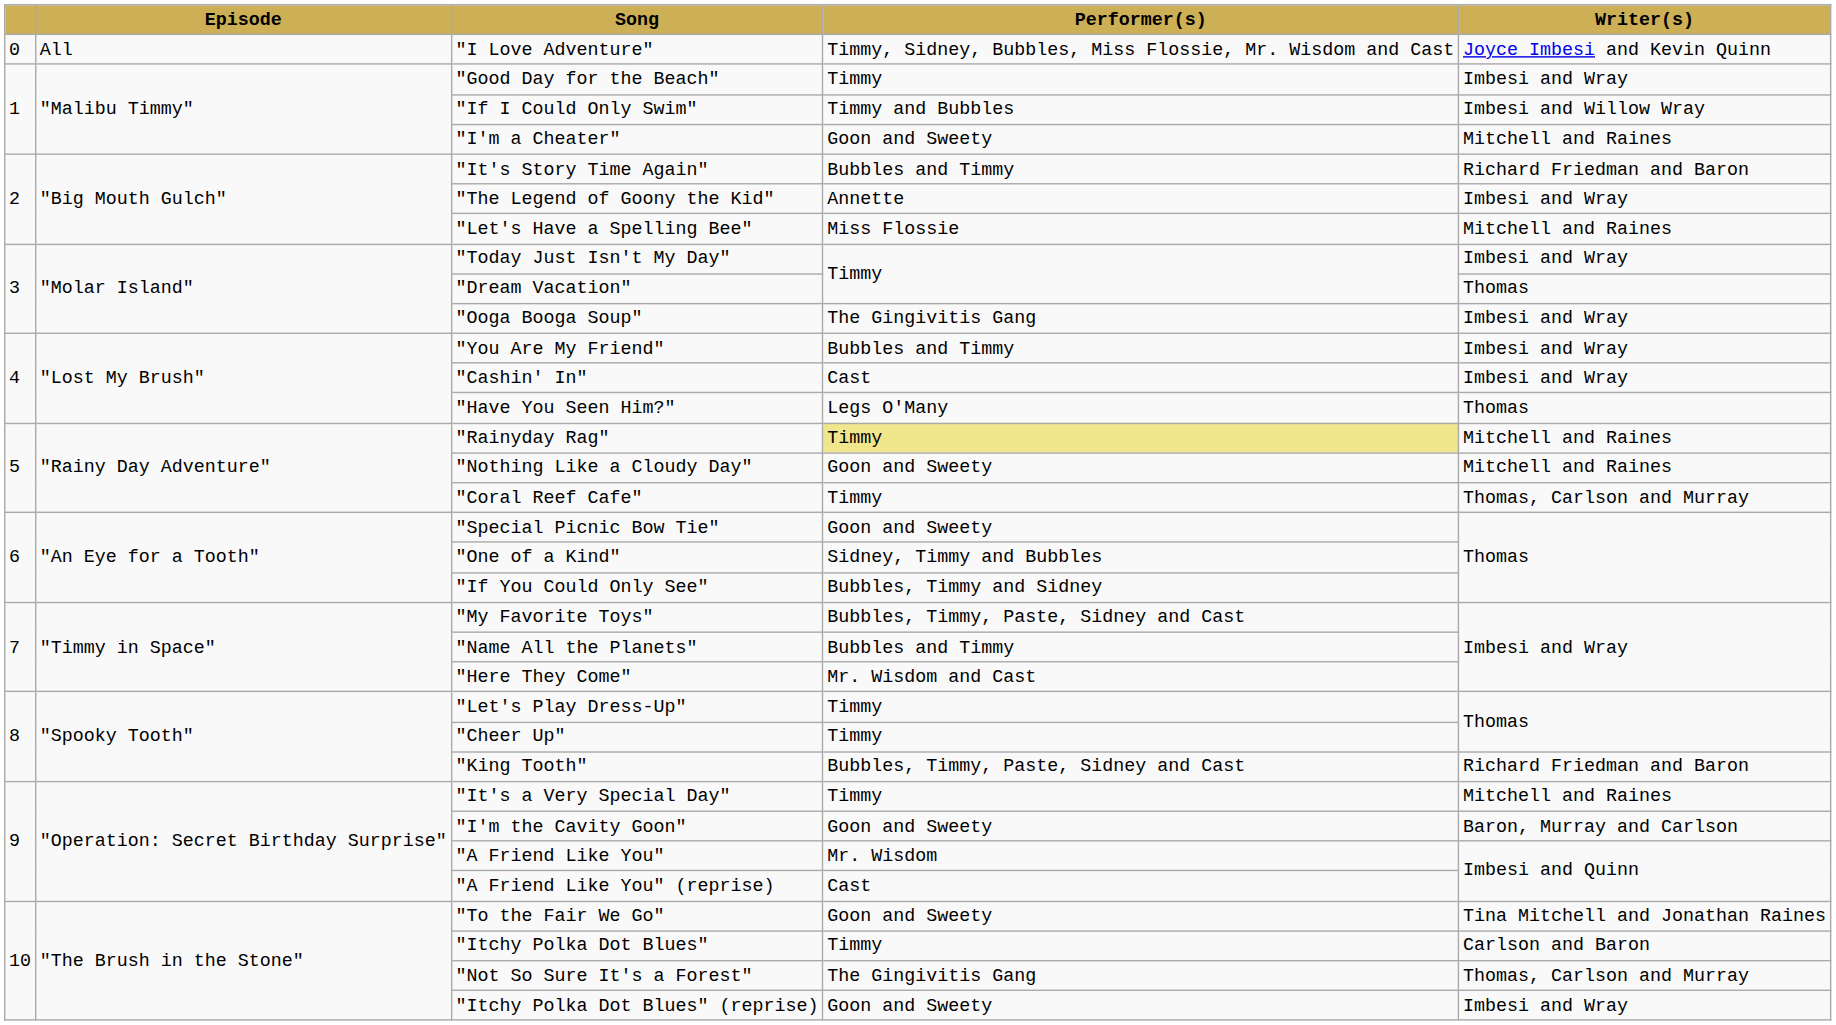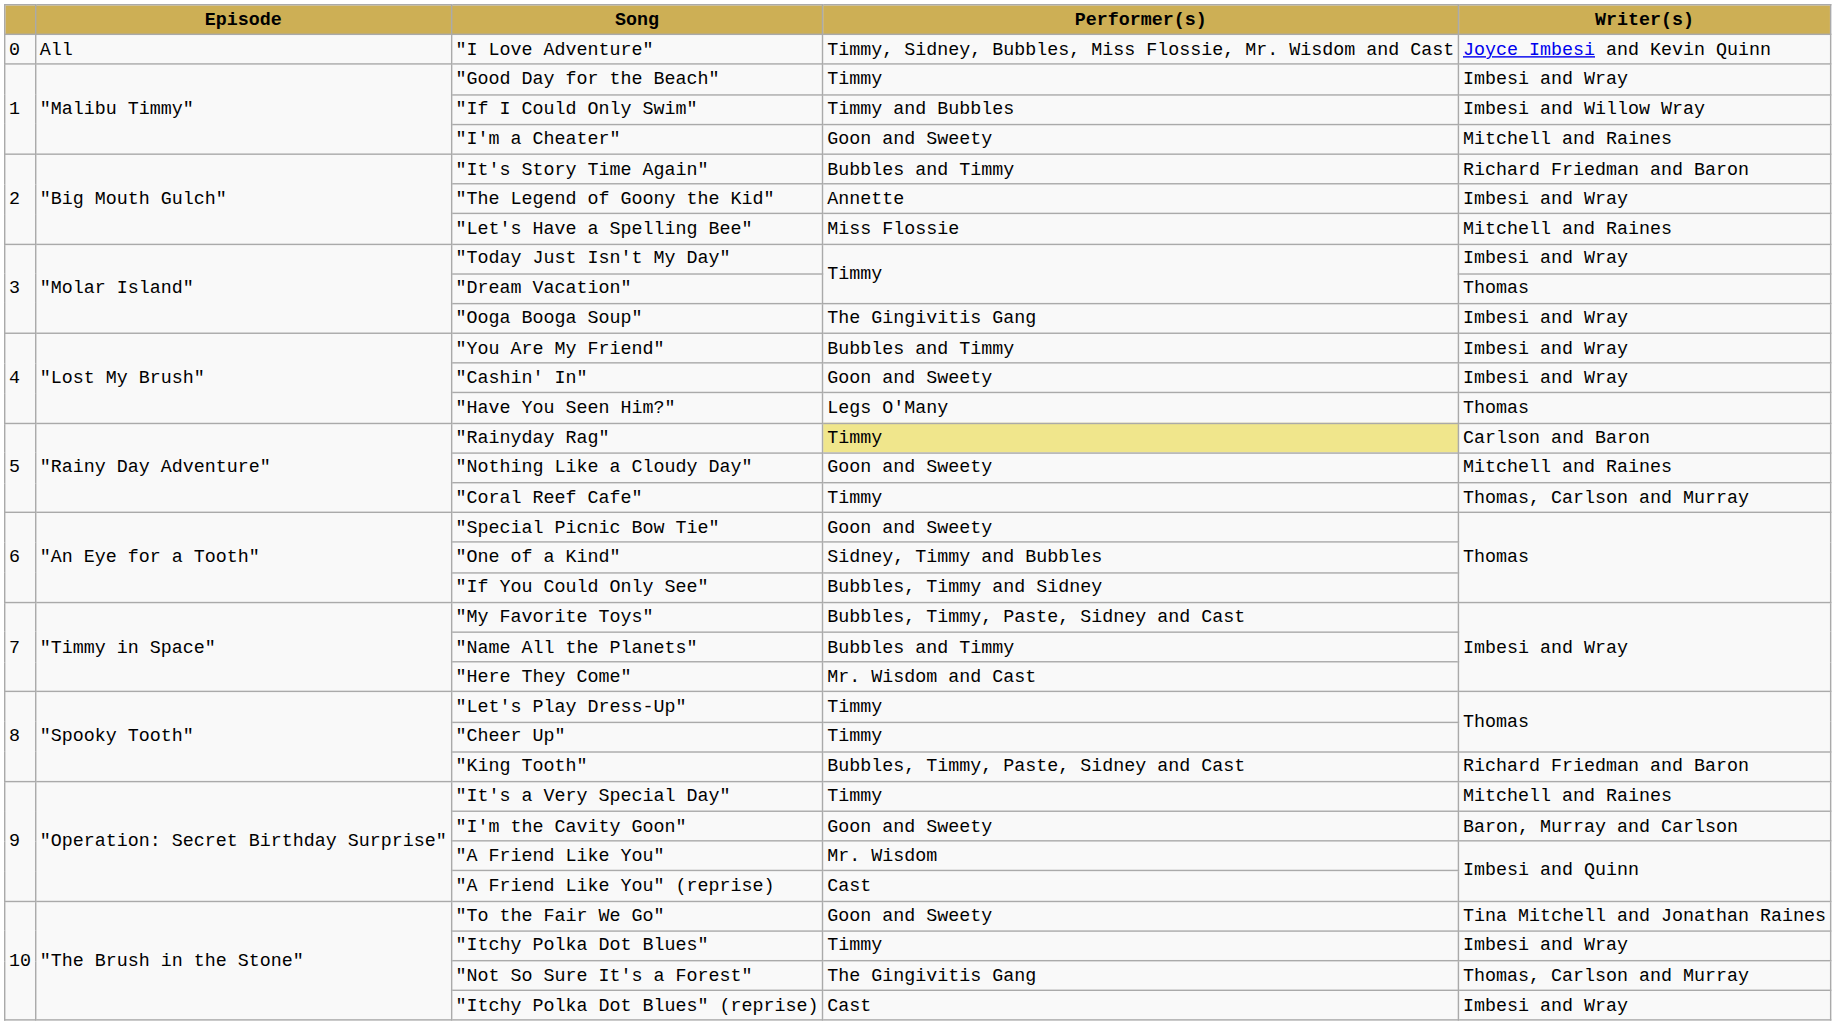(849, 378) Cast -> (910, 378) Goon and Sweety
(1568, 438) Mitchell and Raines -> (1556, 438) Carlson and Baron
(1556, 946) Carlson and Baron -> (1546, 946) Imbesi and Wray
(910, 1005) Goon and Sweety -> (849, 1005) Cast
